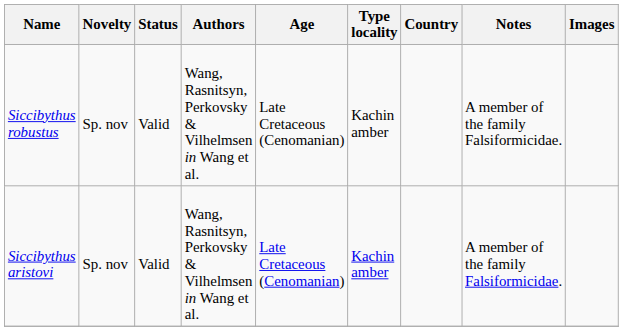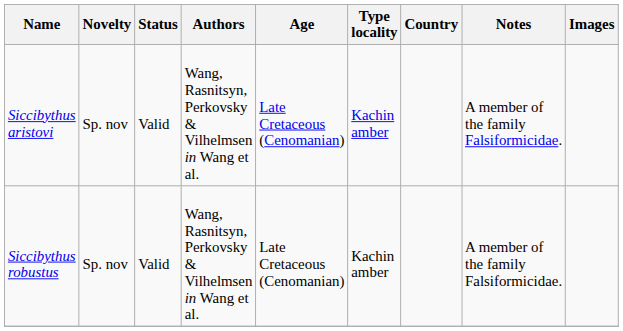rows swapped: (42, 264) <-> (42, 123)
